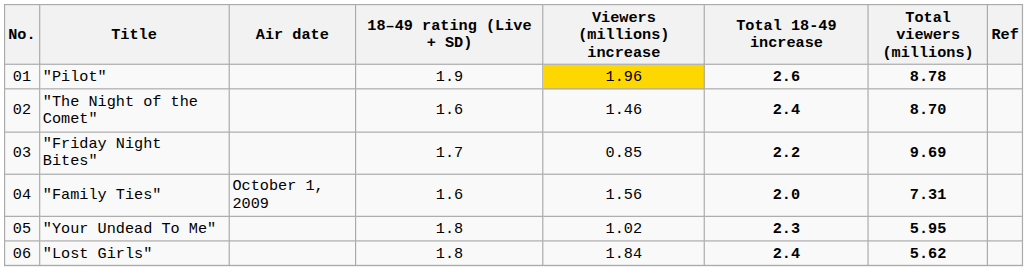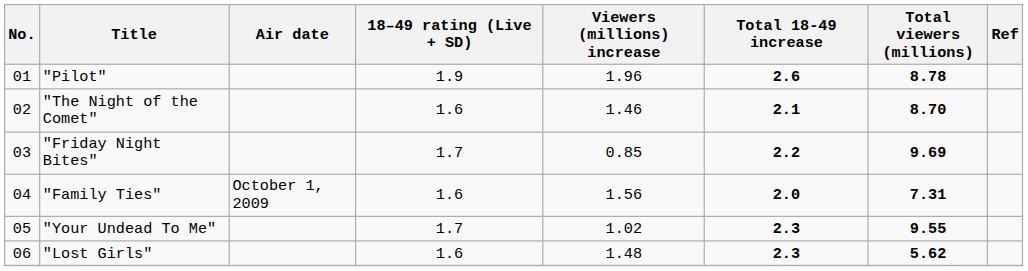(624, 77) gold background -> (624, 77) no background
(786, 110) 2.4 -> (786, 110) 2.1
(449, 229) 1.8 -> (449, 229) 1.7
(928, 229) 5.95 -> (928, 229) 9.55
(449, 253) 1.8 -> (449, 253) 1.6
(624, 253) 1.84 -> (624, 253) 1.48
(786, 253) 2.4 -> (786, 253) 2.3
